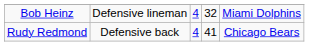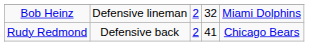(196, 13) 4 -> (196, 13) 2
(196, 31) 4 -> (196, 31) 2
